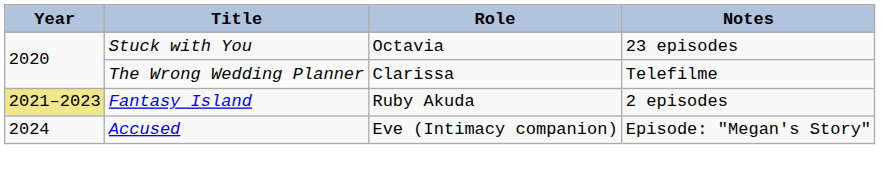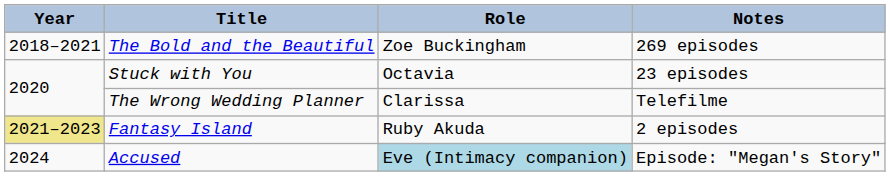+ row: (242, 46)
(495, 130) no background -> (505, 157) lightblue background
